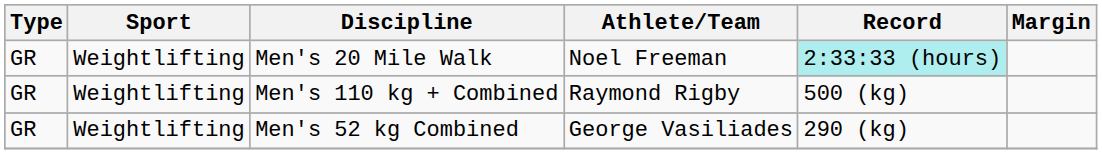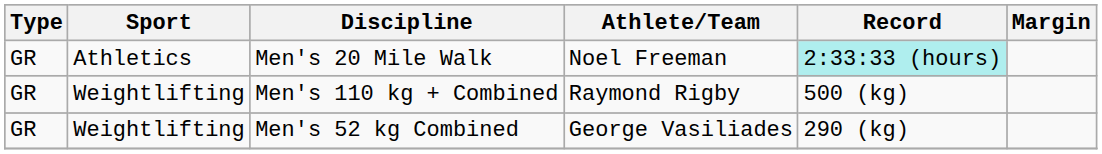(159, 59) Weightlifting -> (133, 59) Athletics
